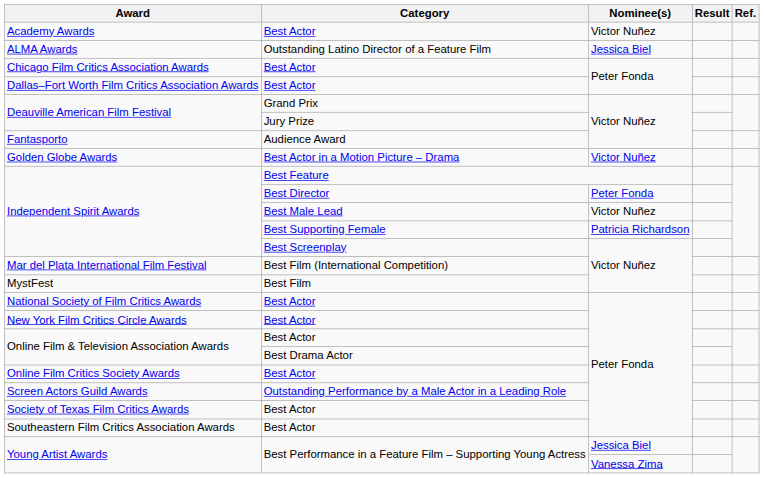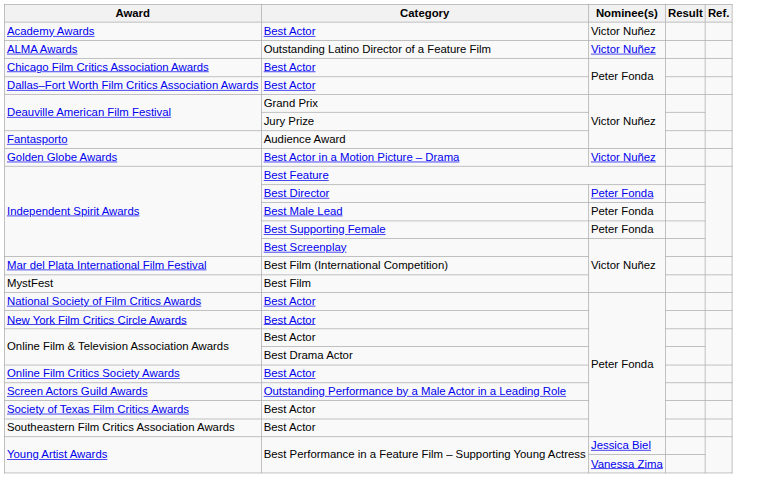(621, 49) Jessica Biel -> (623, 49) Victor Nuñez
(623, 211) Victor Nuñez -> (622, 211) Peter Fonda
(640, 229) Patricia Richardson -> (622, 229) Peter Fonda
